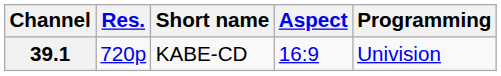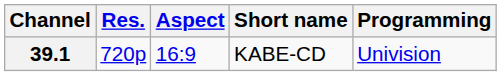columns swapped: (313, 20) <-> (213, 20)
